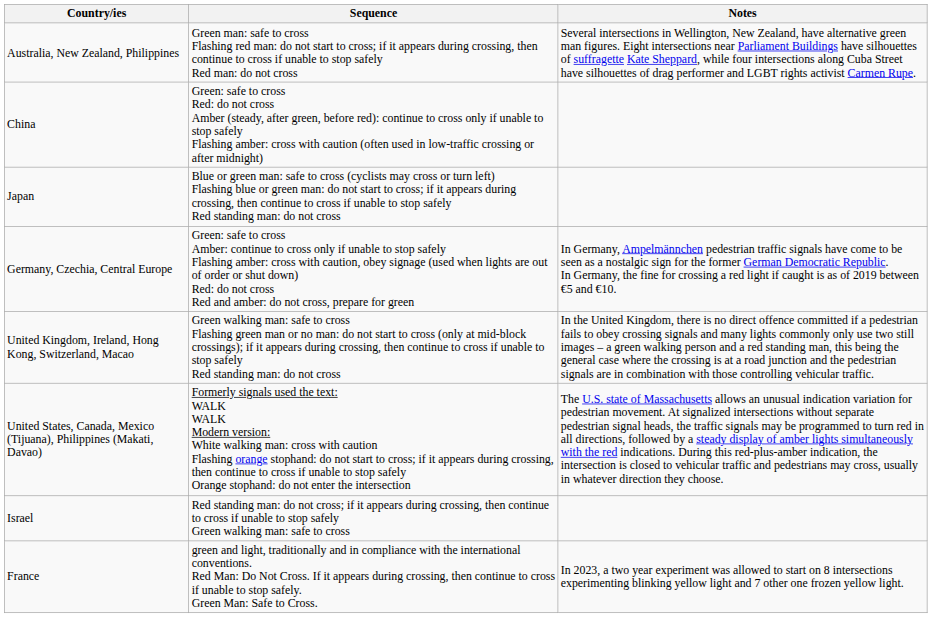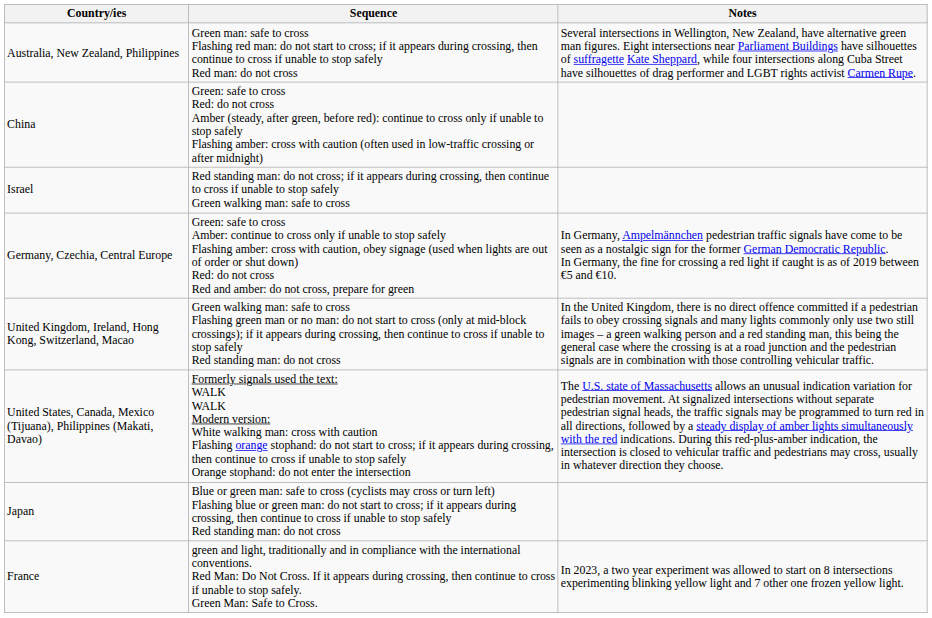rows swapped: (21, 196) <-> (20, 518)
